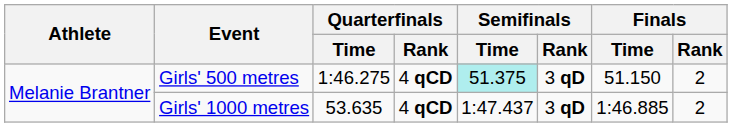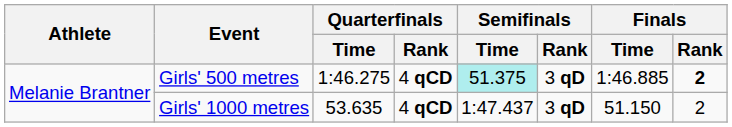(632, 78) 51.150 -> (632, 78) 1:46.885
(700, 78) normal -> (700, 78) bold
(632, 108) 1:46.885 -> (632, 108) 51.150
